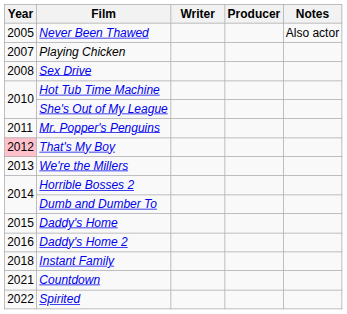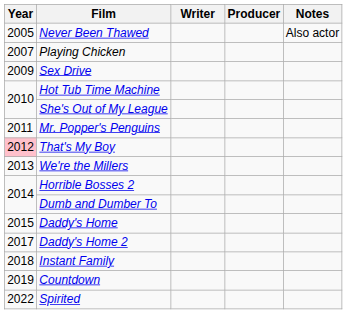(20, 71) 2008 -> (20, 71) 2009
(20, 242) 2016 -> (20, 242) 2017
(20, 280) 2021 -> (20, 280) 2019
